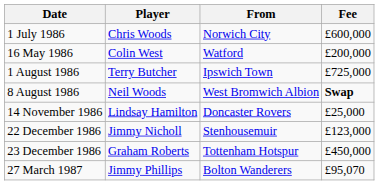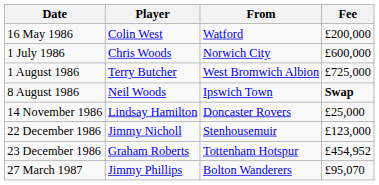rows swapped: (40, 53) <-> (36, 33)
(238, 72) Ipswich Town -> (261, 72) West Bromwich Albion
(261, 92) West Bromwich Albion -> (238, 92) Ipswich Town
(348, 151) £450,000 -> (348, 151) £454,952
